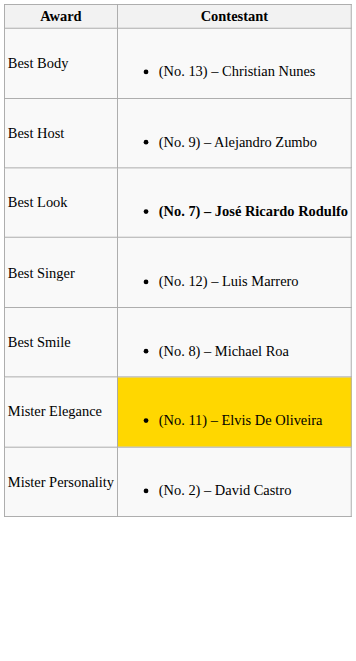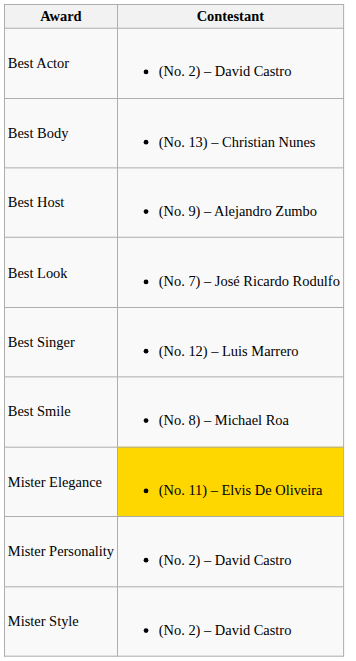+ row: (38, 63)
(234, 211) bold -> (230, 281) normal
+ row: (43, 621)
